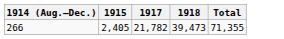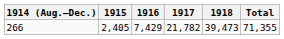+ column: (148, 12)
